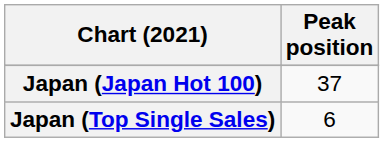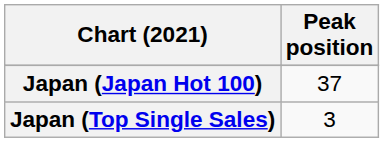(330, 119) 6 -> (330, 119) 3
